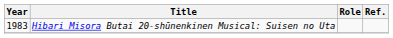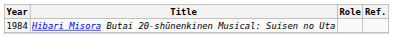(17, 26) 1983 -> (17, 26) 1984
